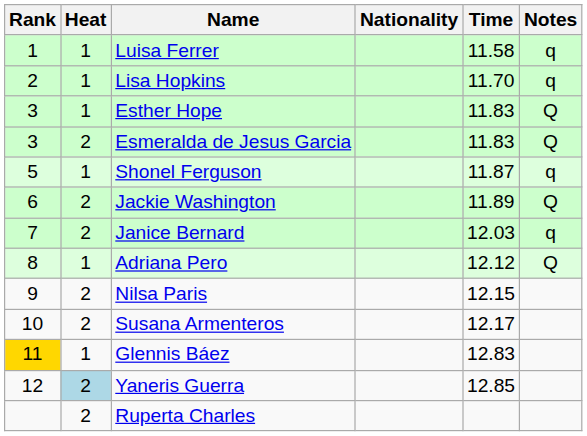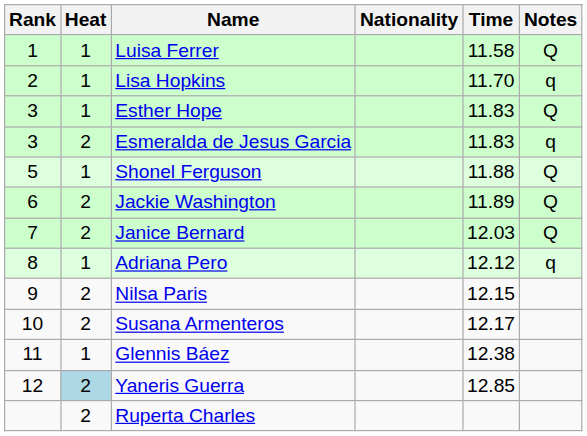(551, 50) q -> (551, 50) Q
(551, 141) Q -> (551, 141) q
(491, 171) 11.87 -> (491, 171) 11.88
(551, 171) q -> (551, 171) Q
(551, 232) q -> (551, 232) Q
(551, 263) Q -> (551, 263) q
(32, 354) gold background -> (32, 354) no background
(491, 354) 12.83 -> (491, 354) 12.38
